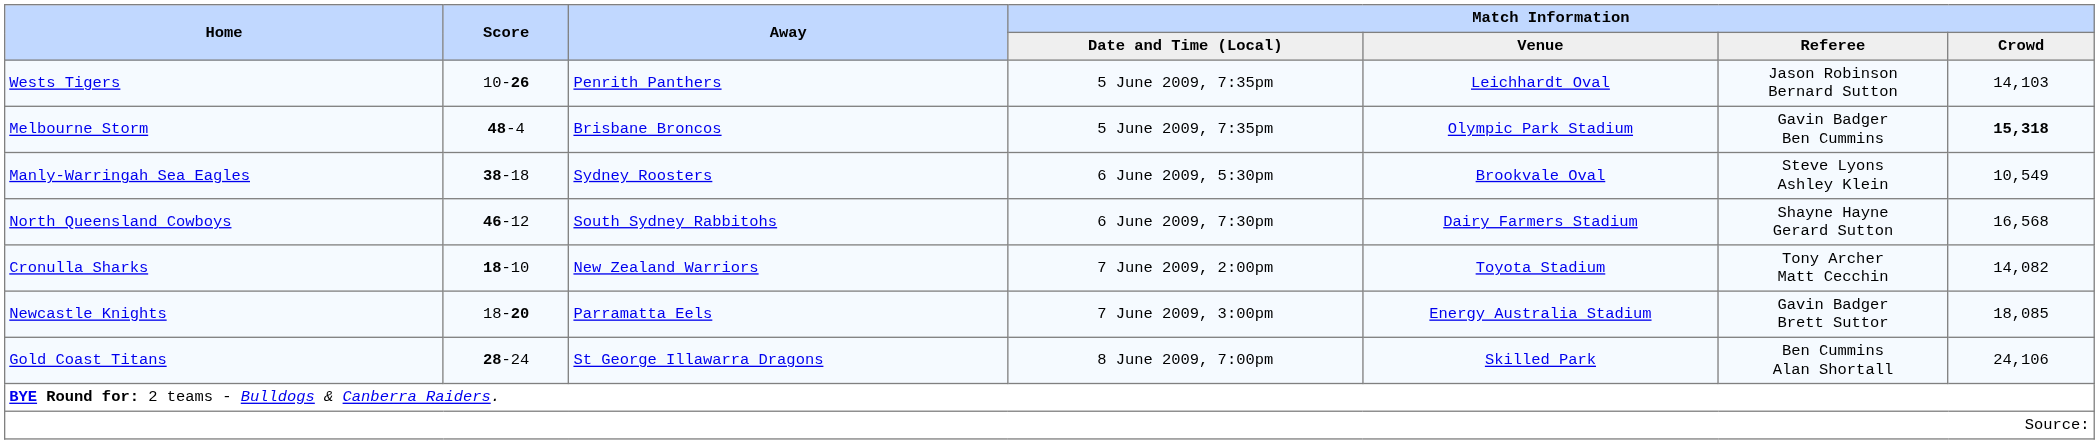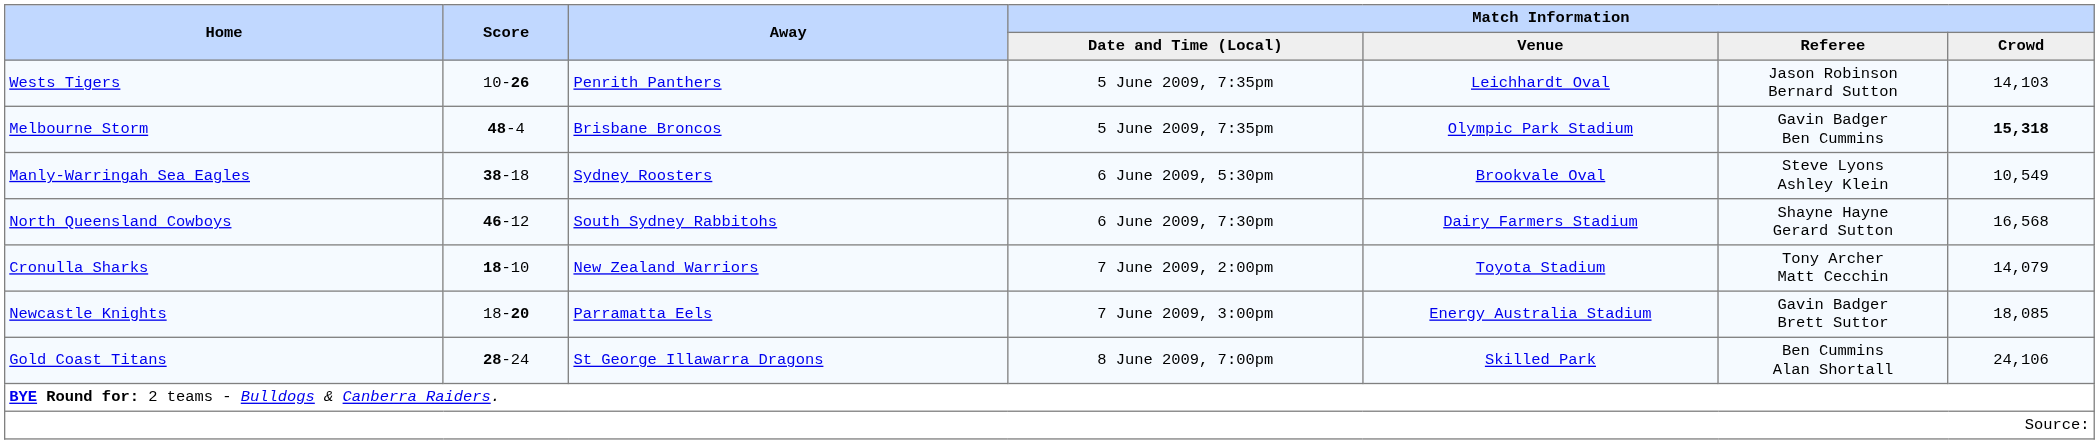(2021, 268) 14,082 -> (2021, 268) 14,079
